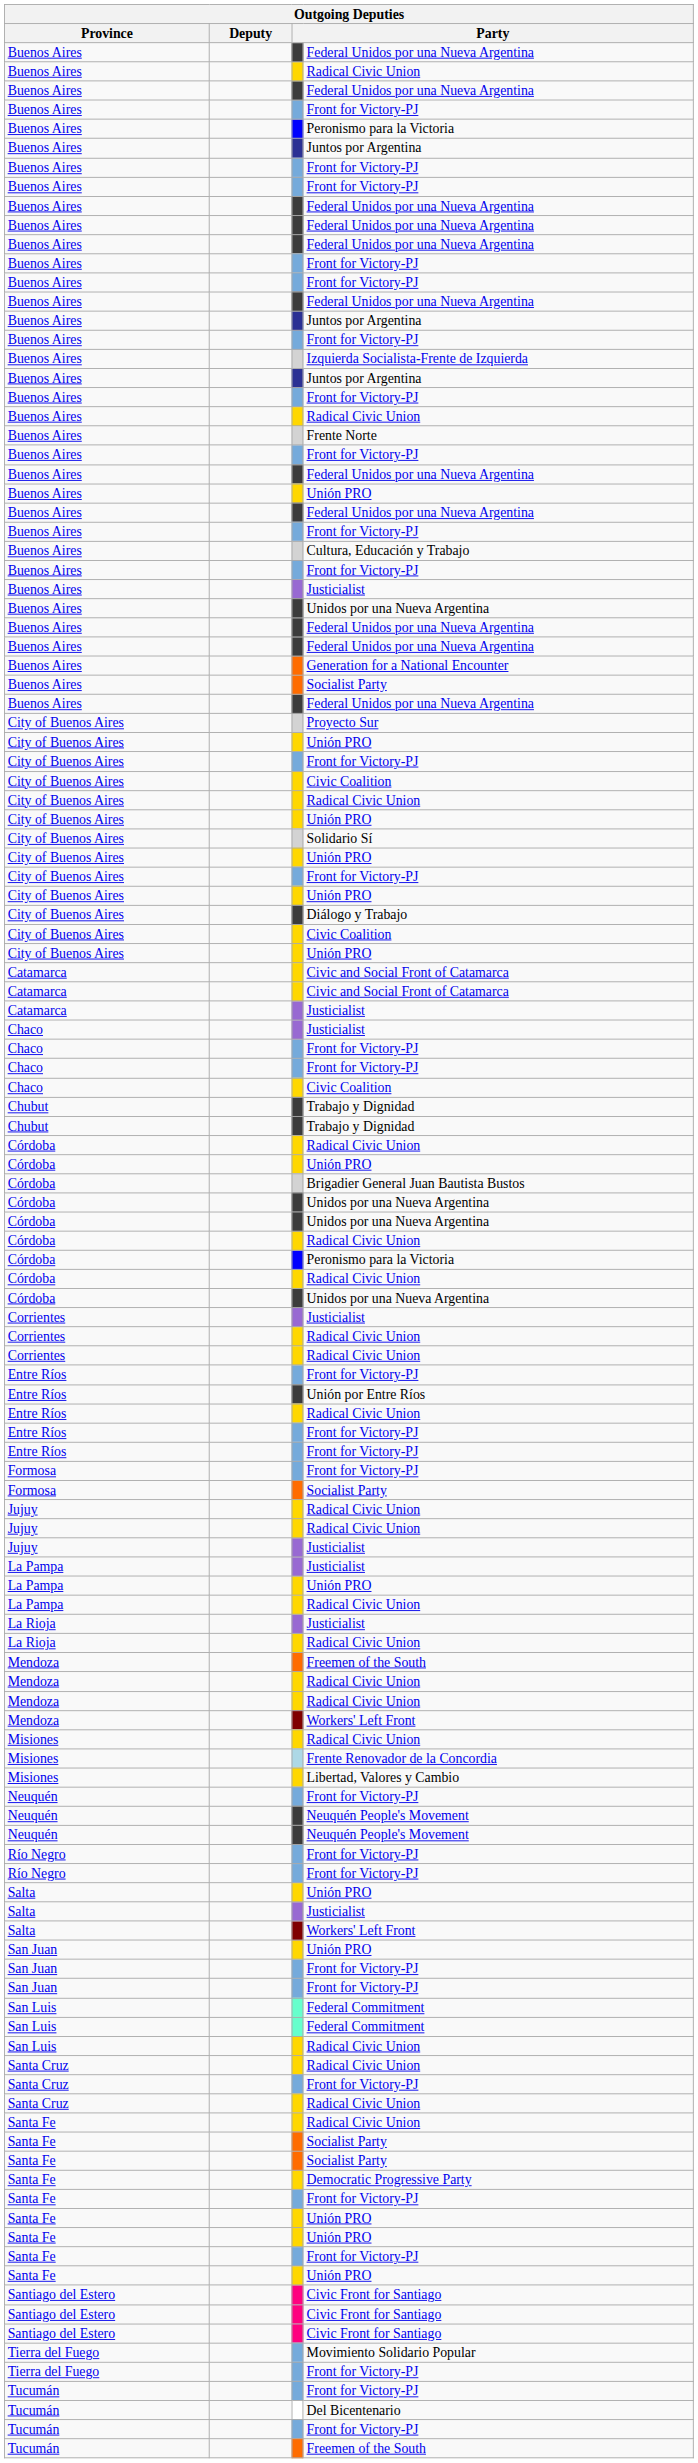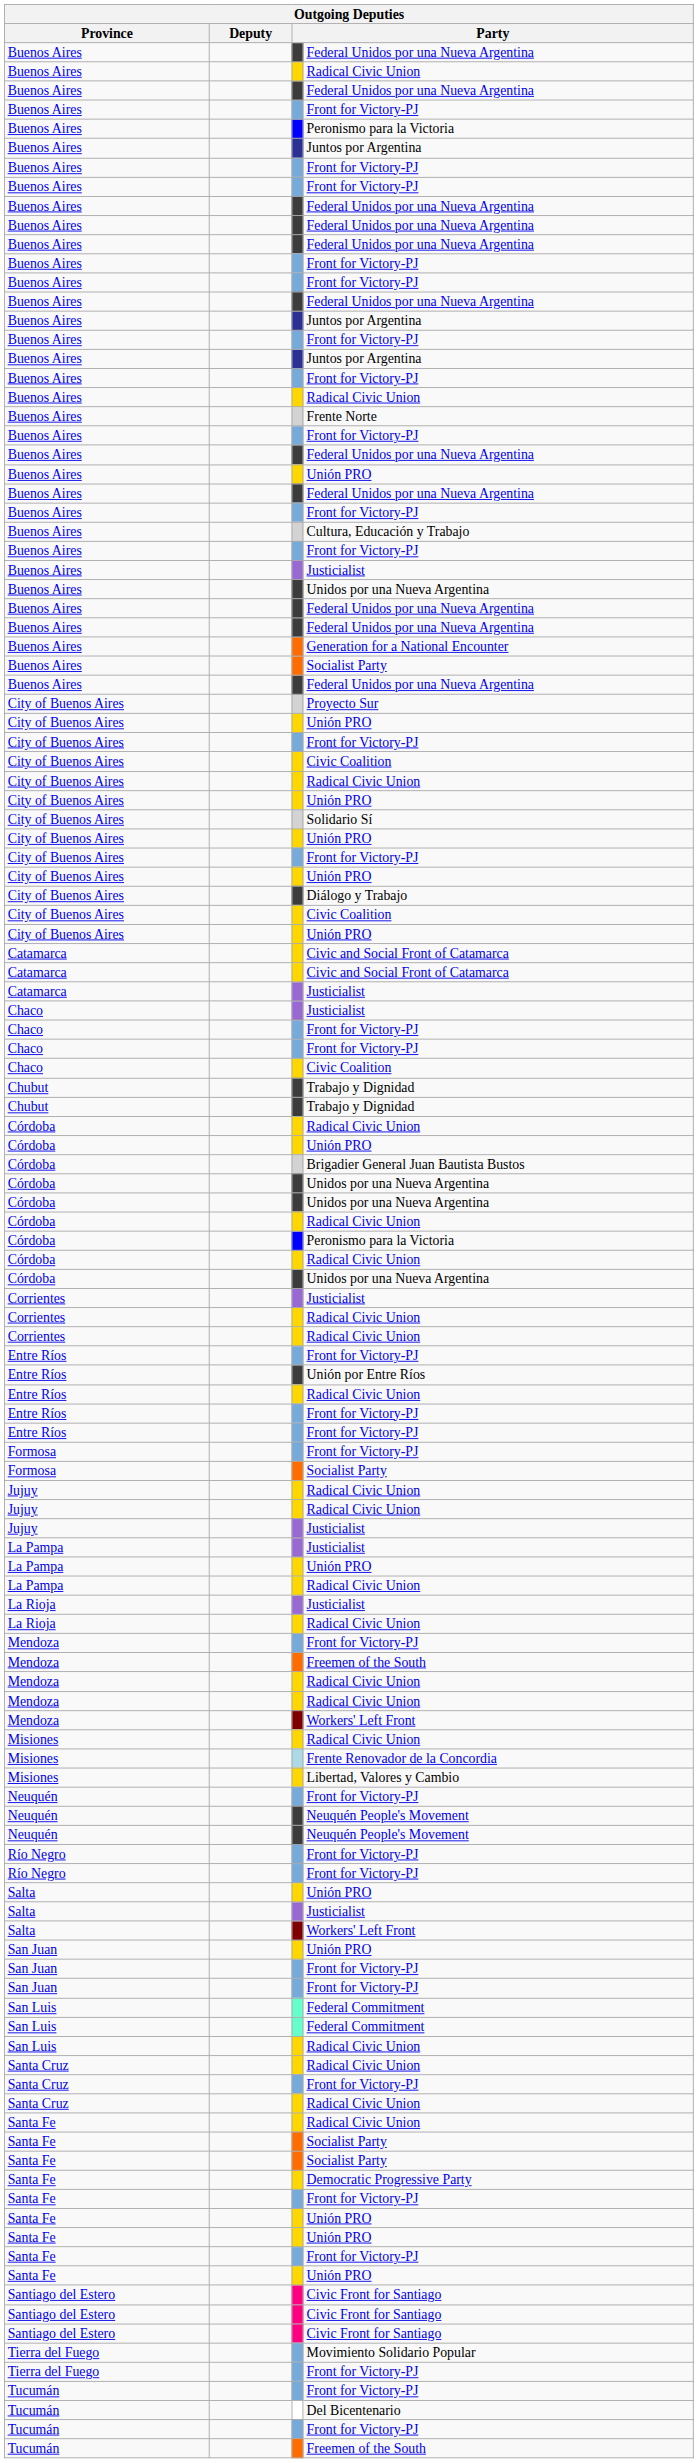- row: (45, 359)
+ row: (33, 1643)
